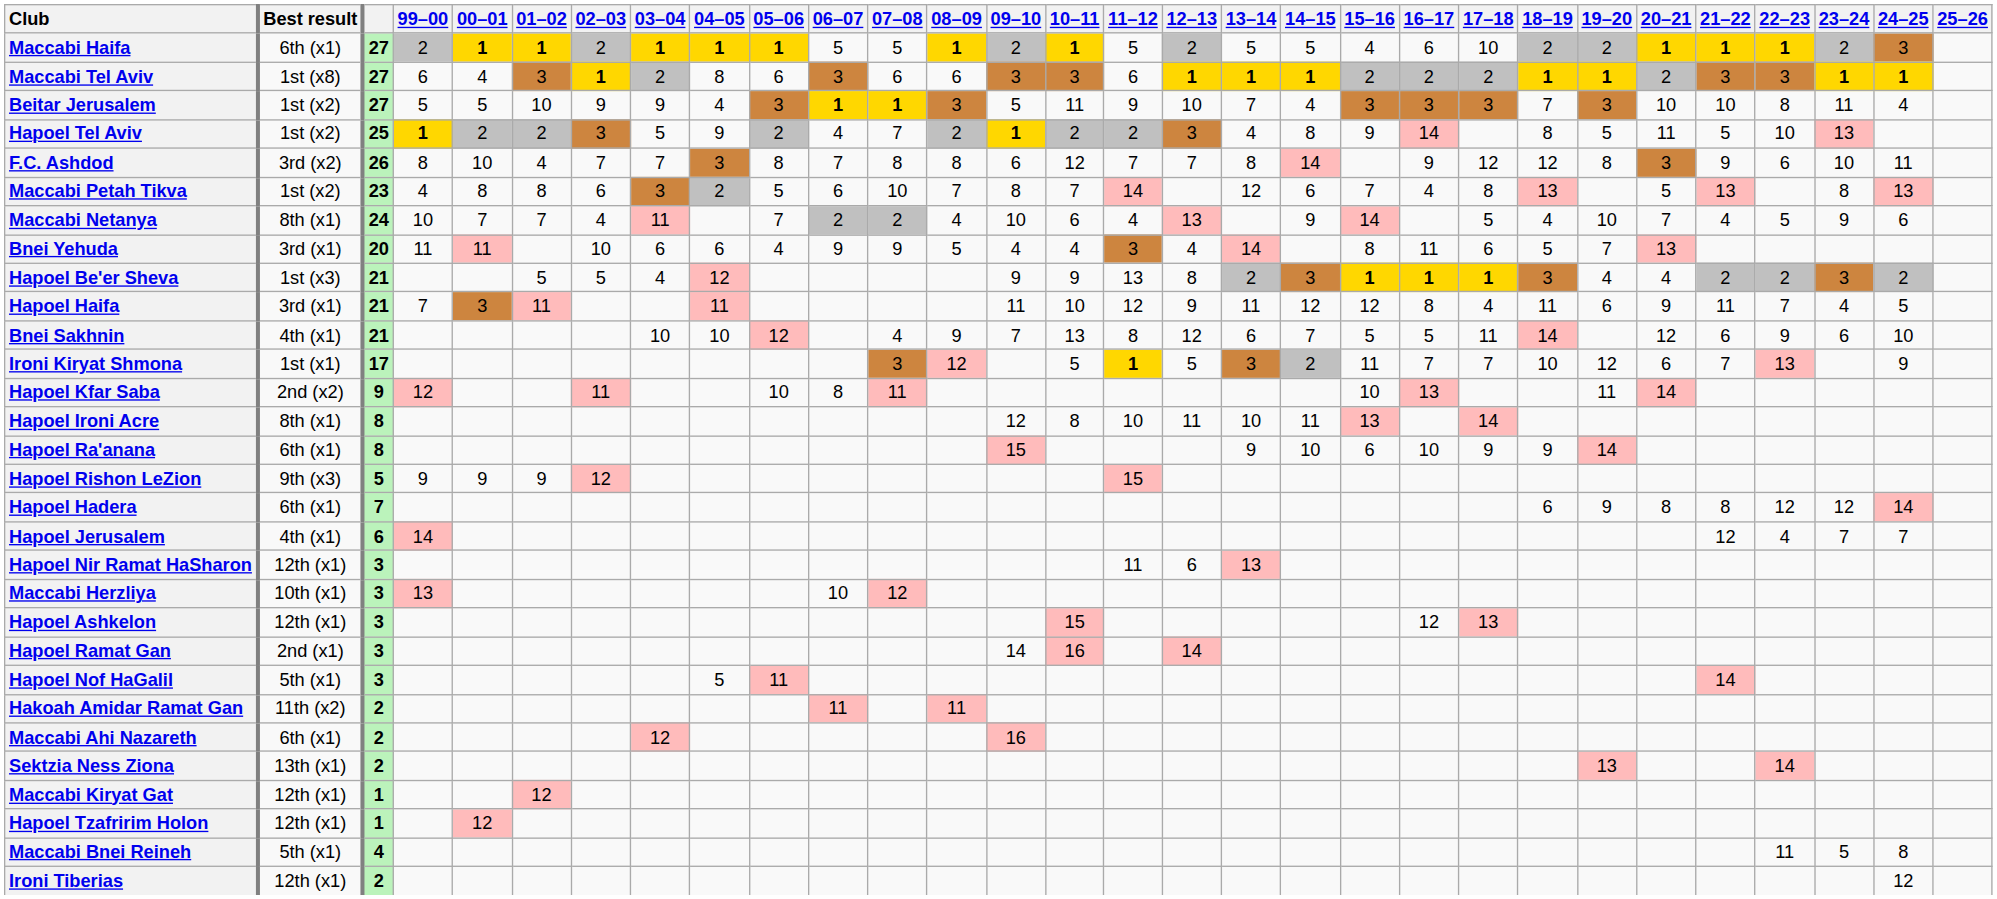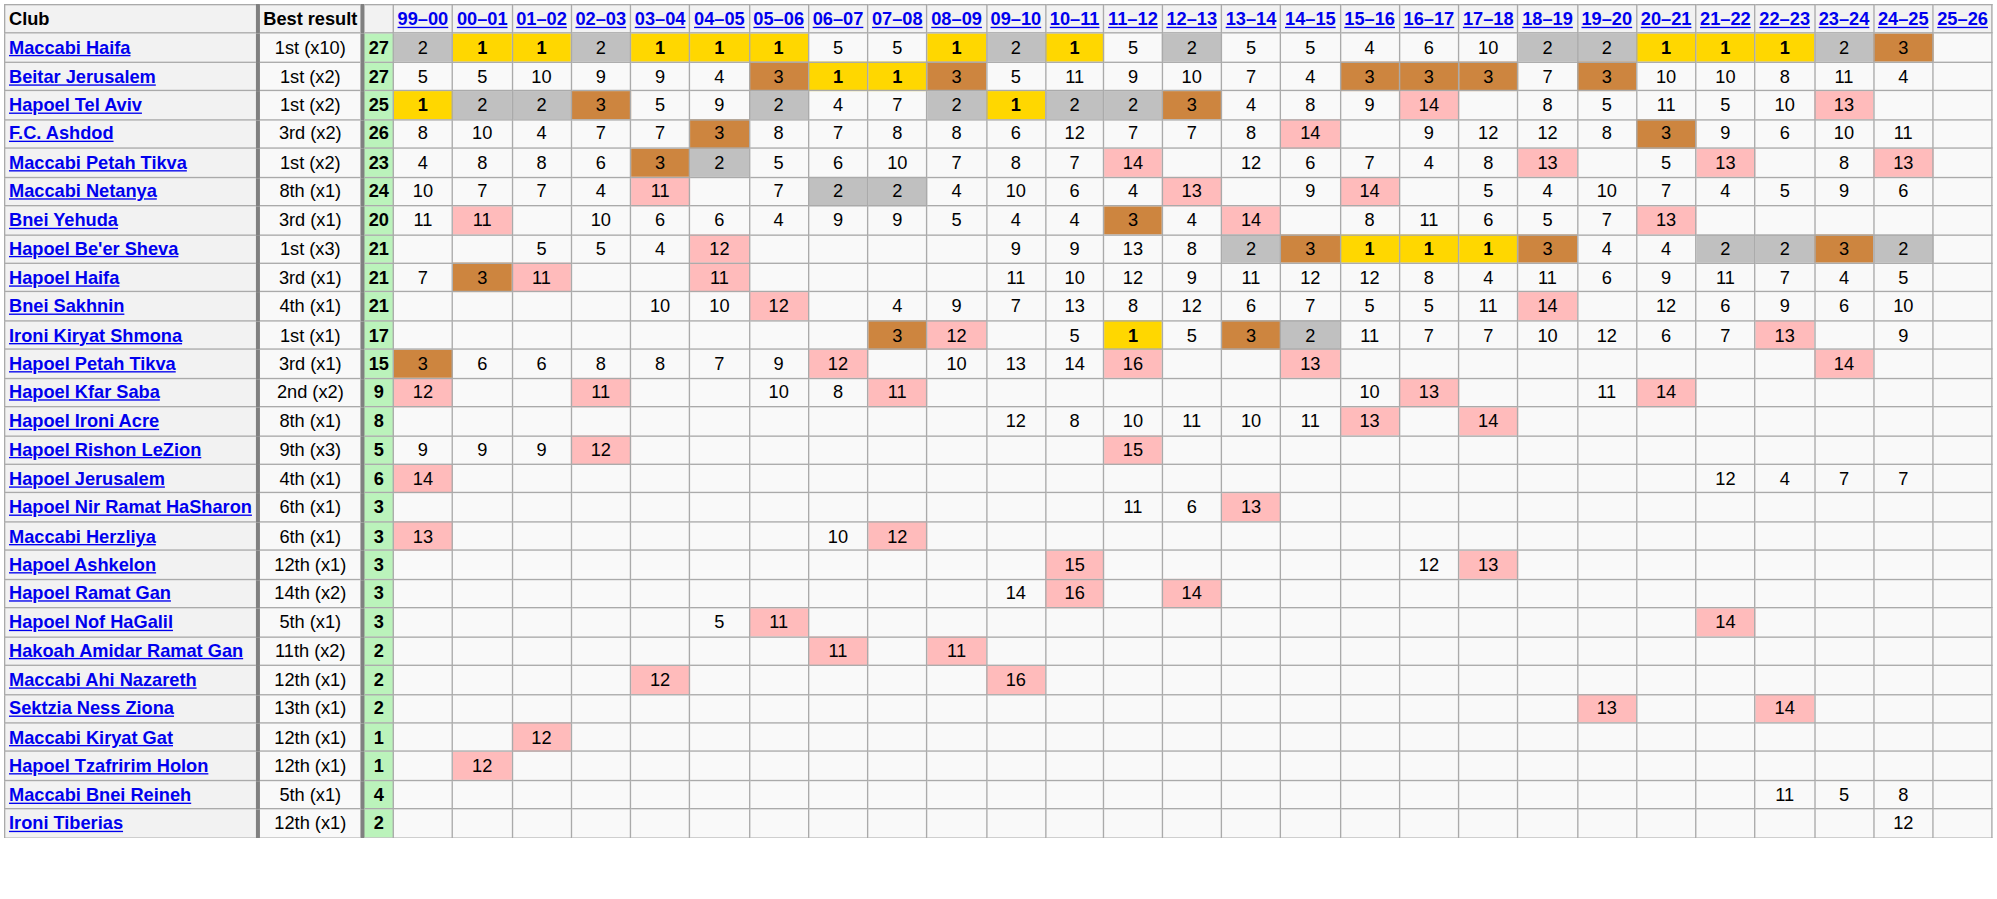(310, 47) 6th (x1) -> (310, 47) 1st (x10)
- row: (81, 76)
+ row: (92, 363)
- row: (82, 450)
- row: (73, 507)
(310, 564) 12th (x1) -> (310, 507) 6th (x1)
(310, 593) 10th (x1) -> (310, 536) 6th (x1)
(310, 651) 2nd (x1) -> (310, 593) 14th (x2)
(310, 737) 6th (x1) -> (310, 679) 12th (x1)
